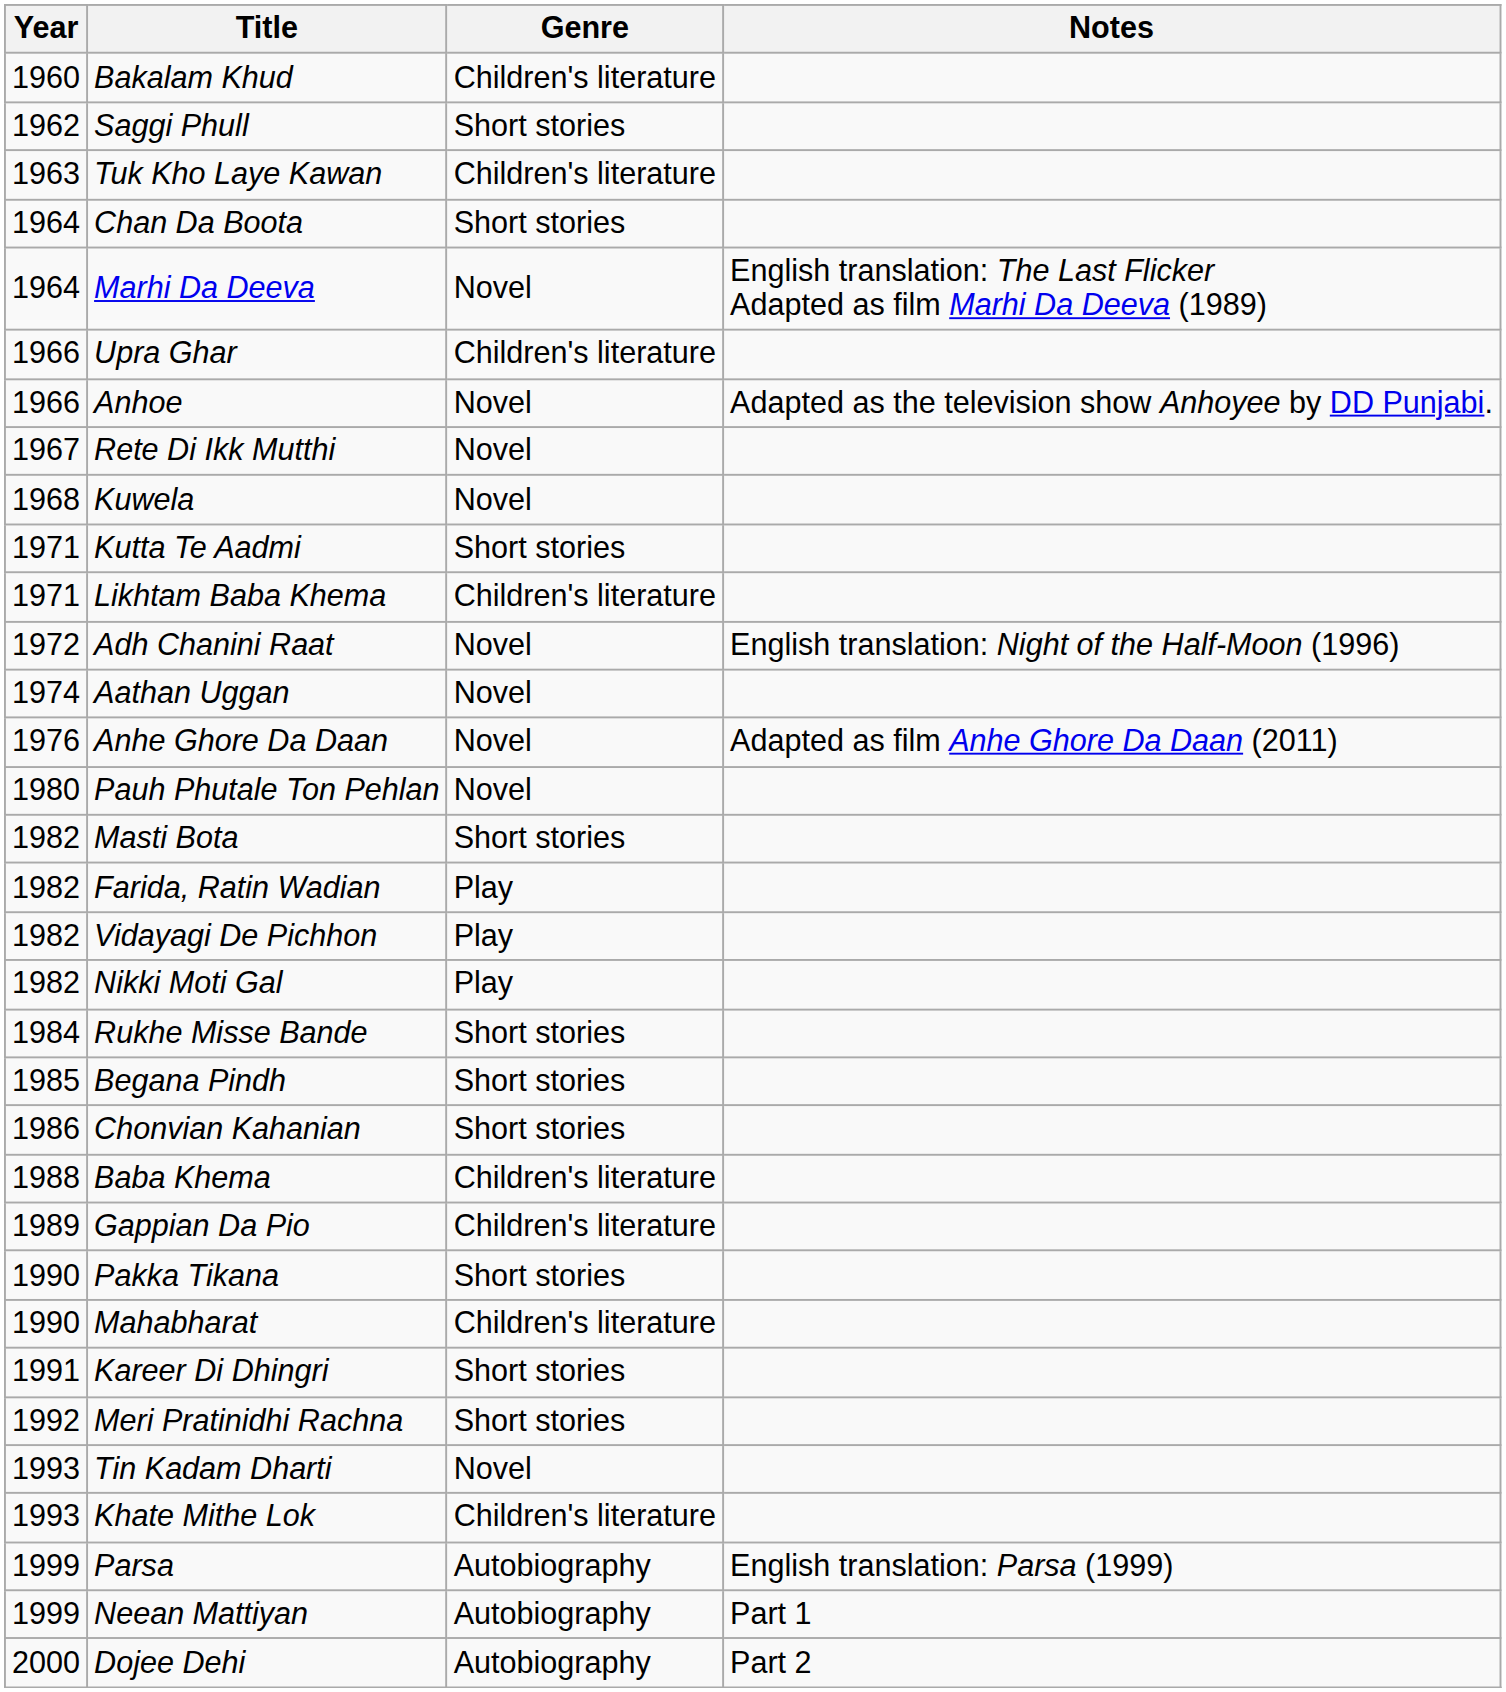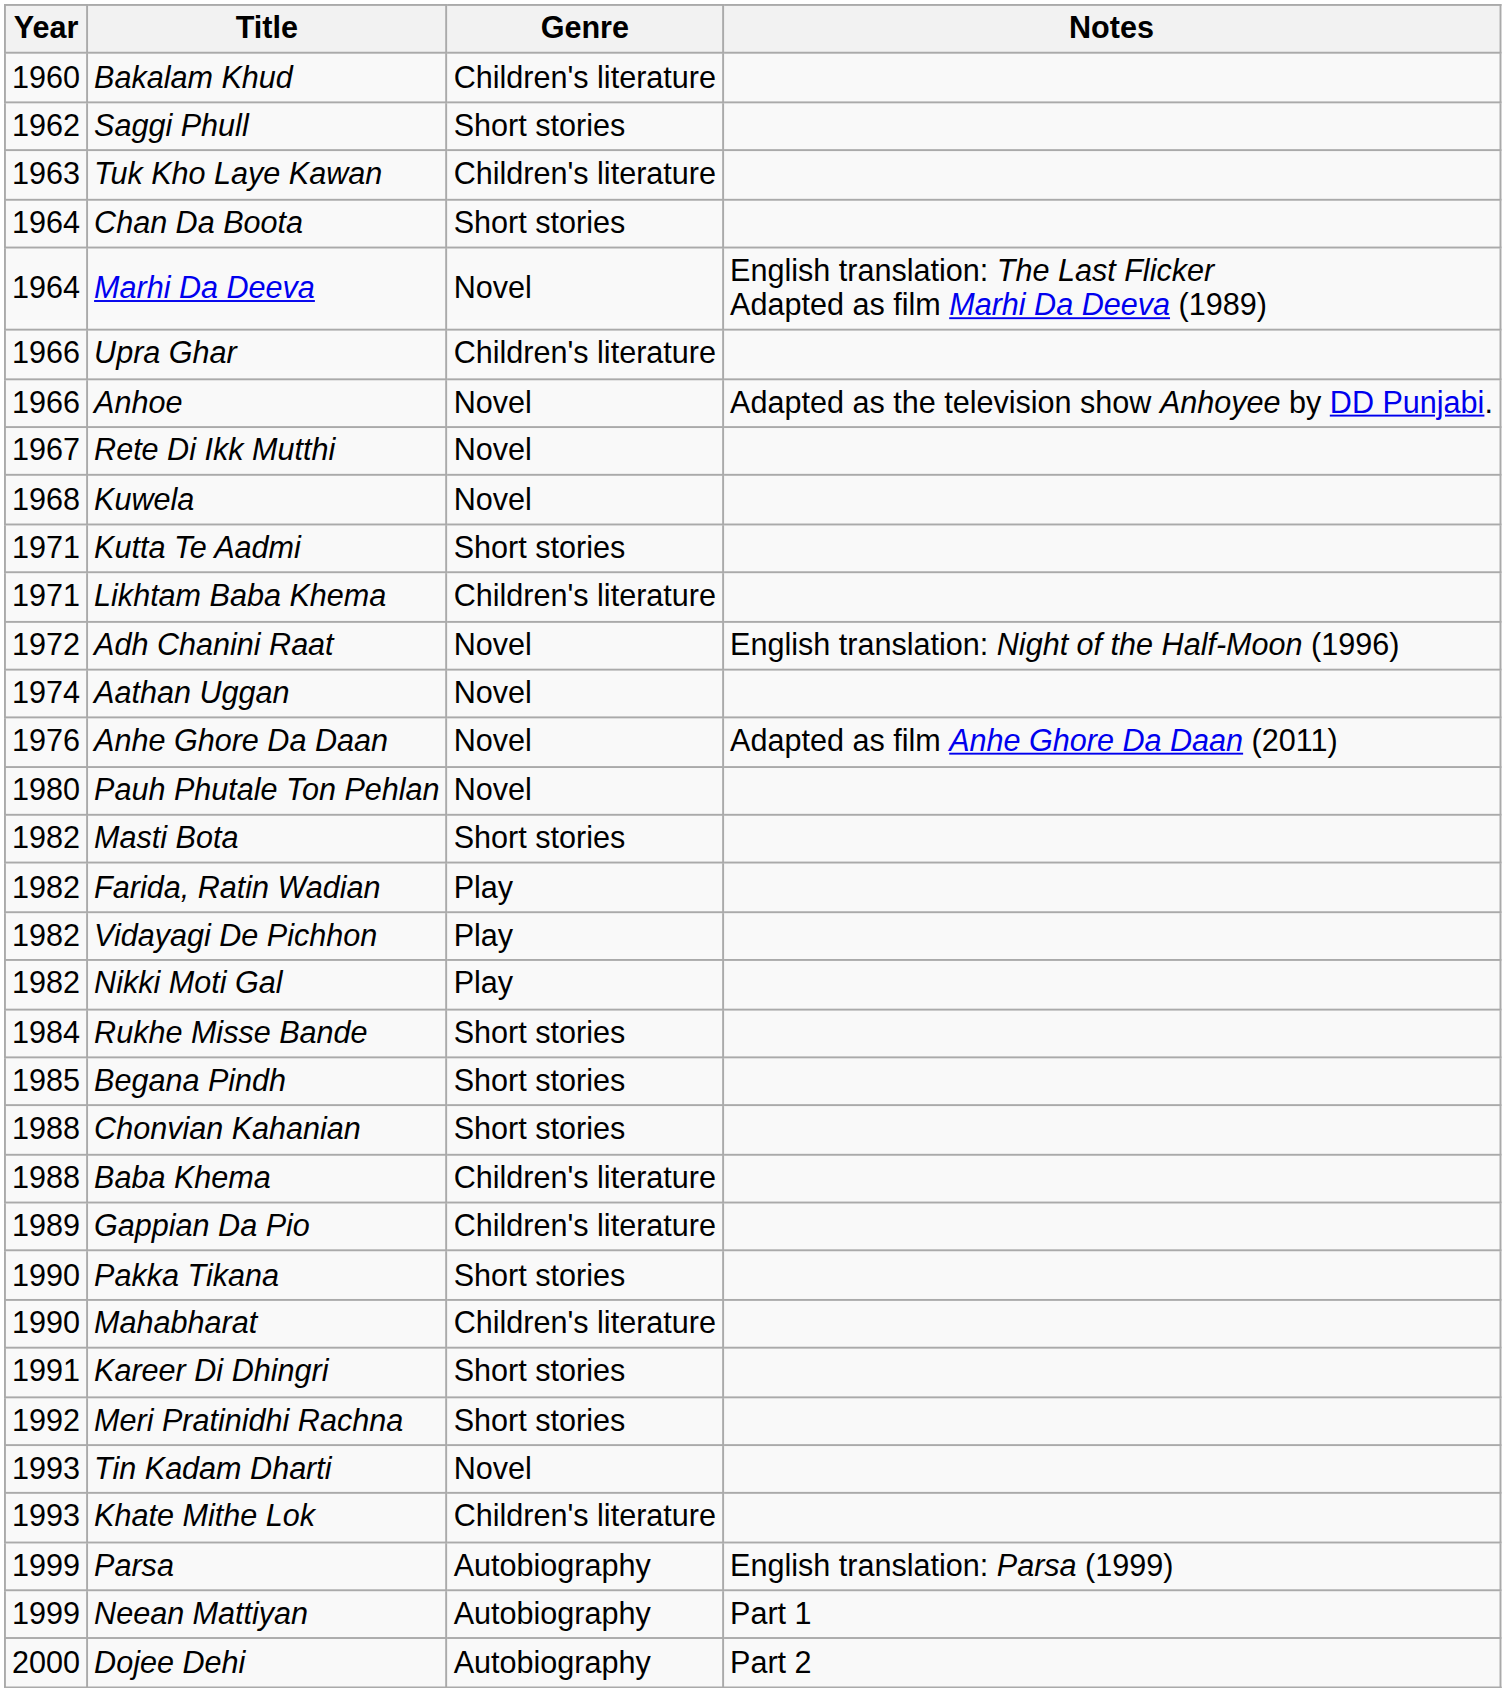(46, 1129) 1986 -> (46, 1129) 1988
